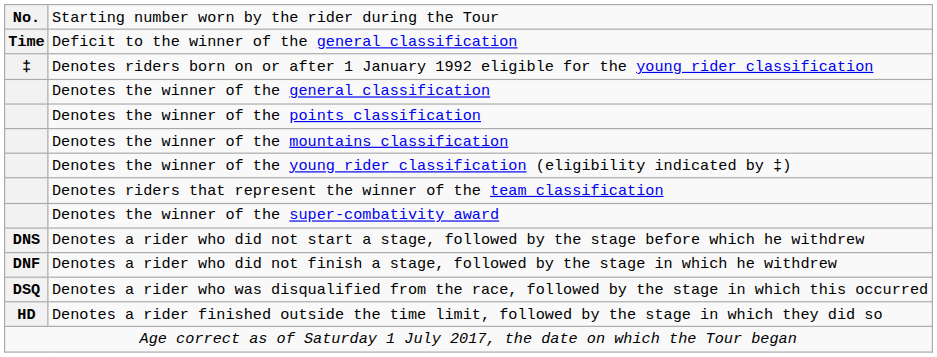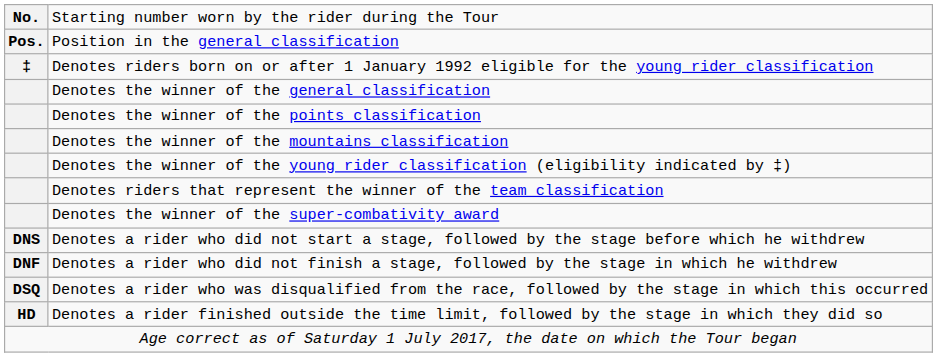+ row: (225, 42)
- row: (285, 42)
